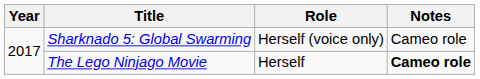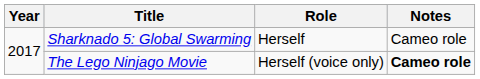(321, 39) Herself (voice only) -> (281, 39) Herself
(281, 62) Herself -> (321, 62) Herself (voice only)
